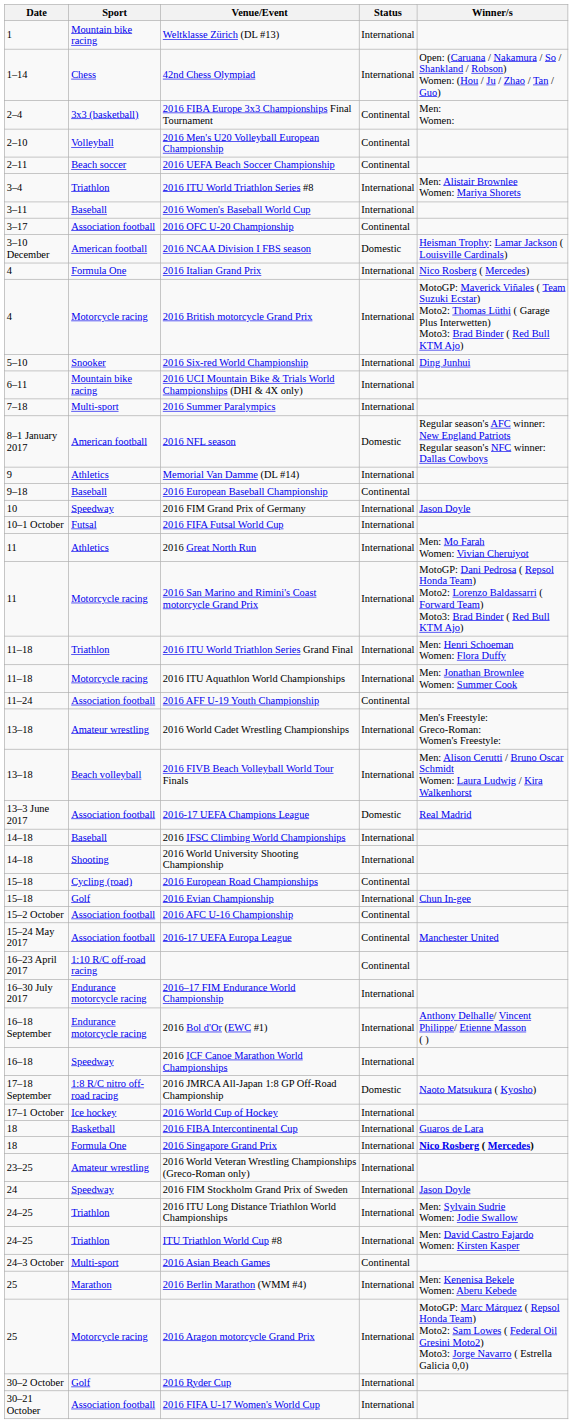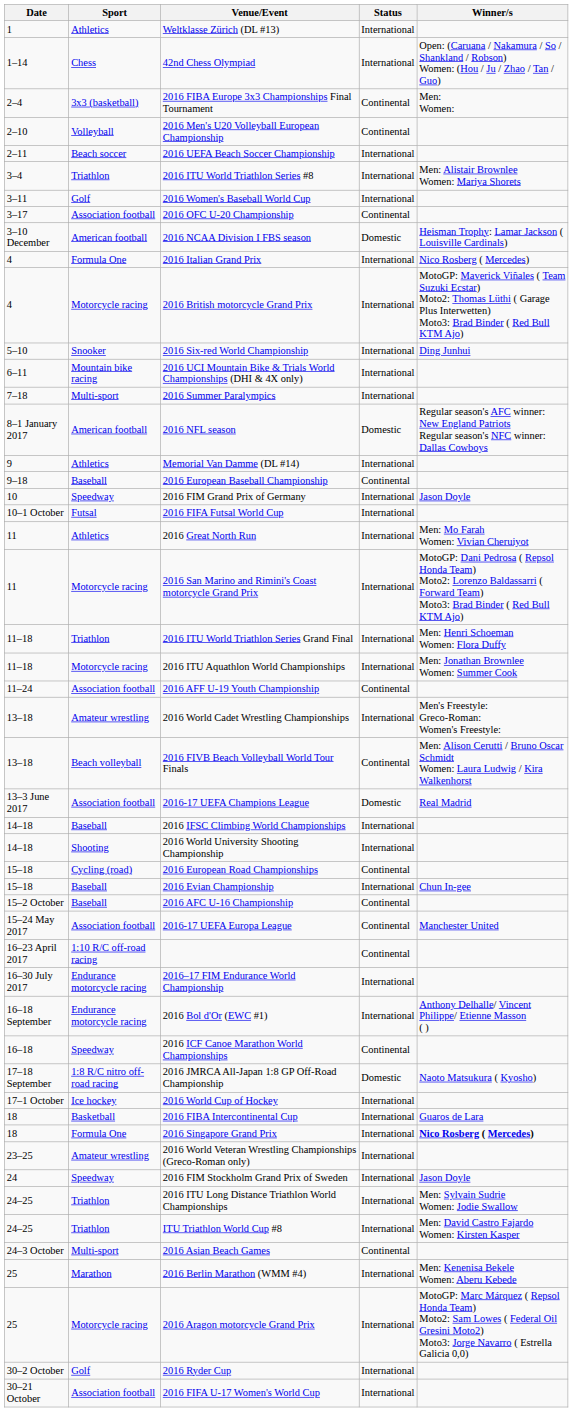(102, 35) Mountain bike racing -> (90, 29) Athletics
(386, 165) Continental -> (388, 153) International
(89, 210) Baseball -> (81, 198) Golf
(388, 775) International -> (386, 763) Continental
(81, 898) Golf -> (89, 886) Baseball
(113, 914) Association football -> (89, 903) Baseball
(388, 1061) International -> (386, 1050) Continental
